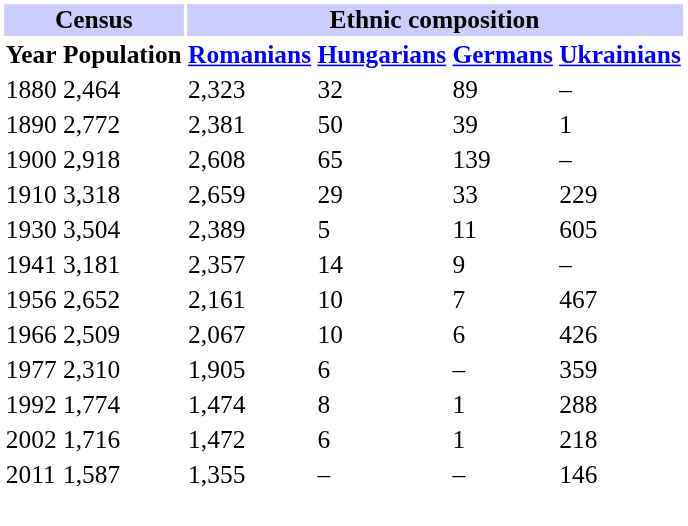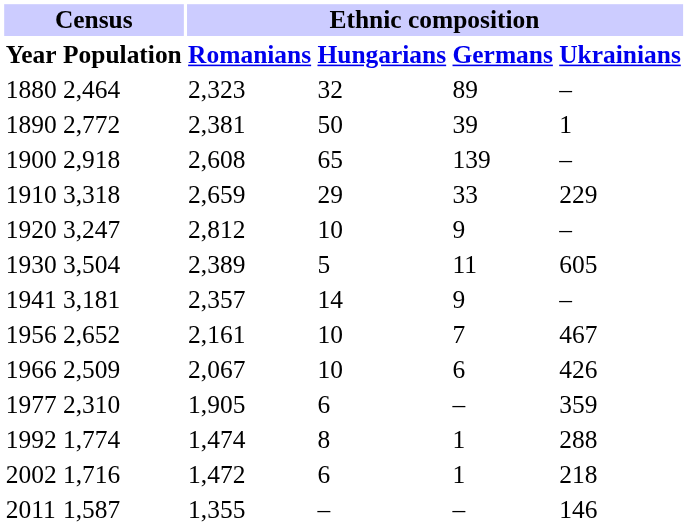+ row: (31, 229)
